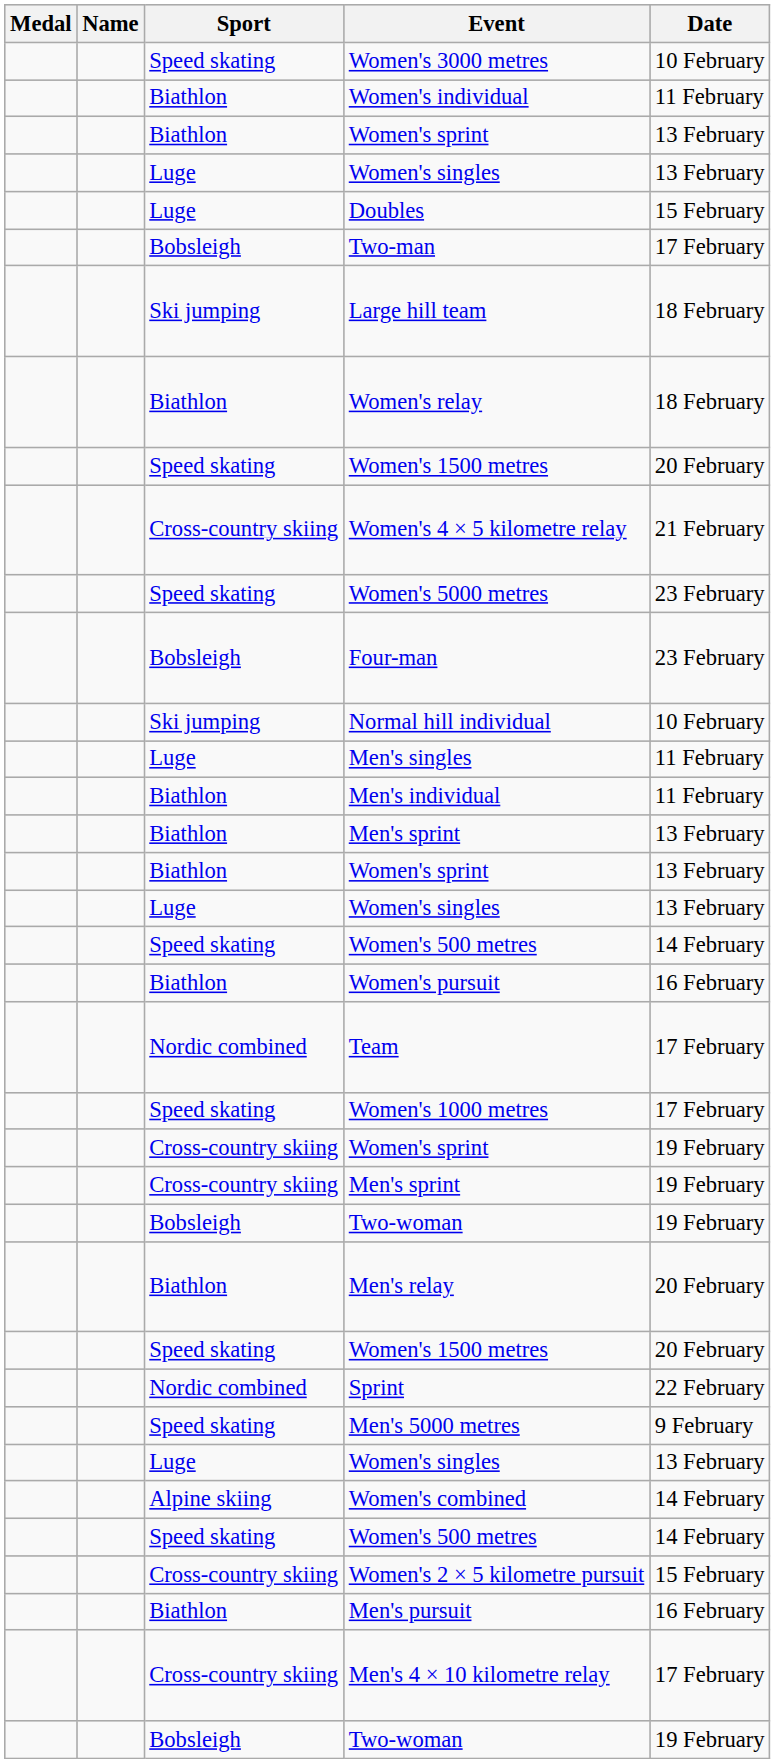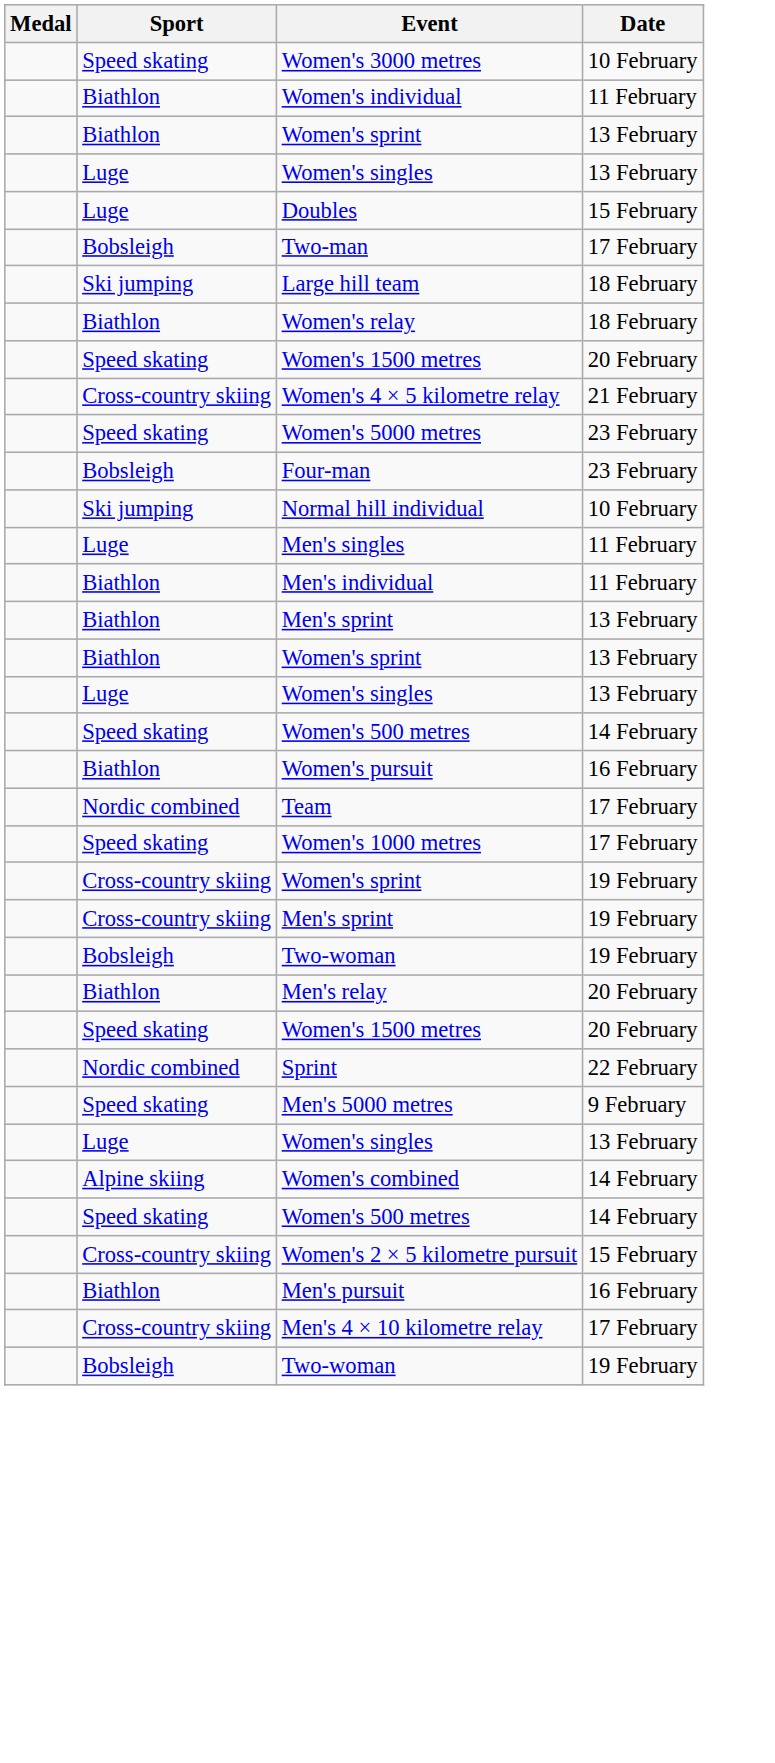- column: (110, 23)
